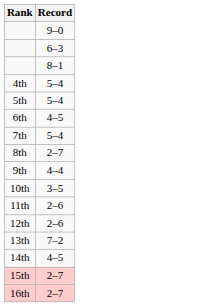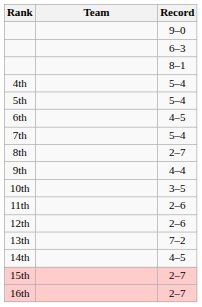+ column: (96, 13)
